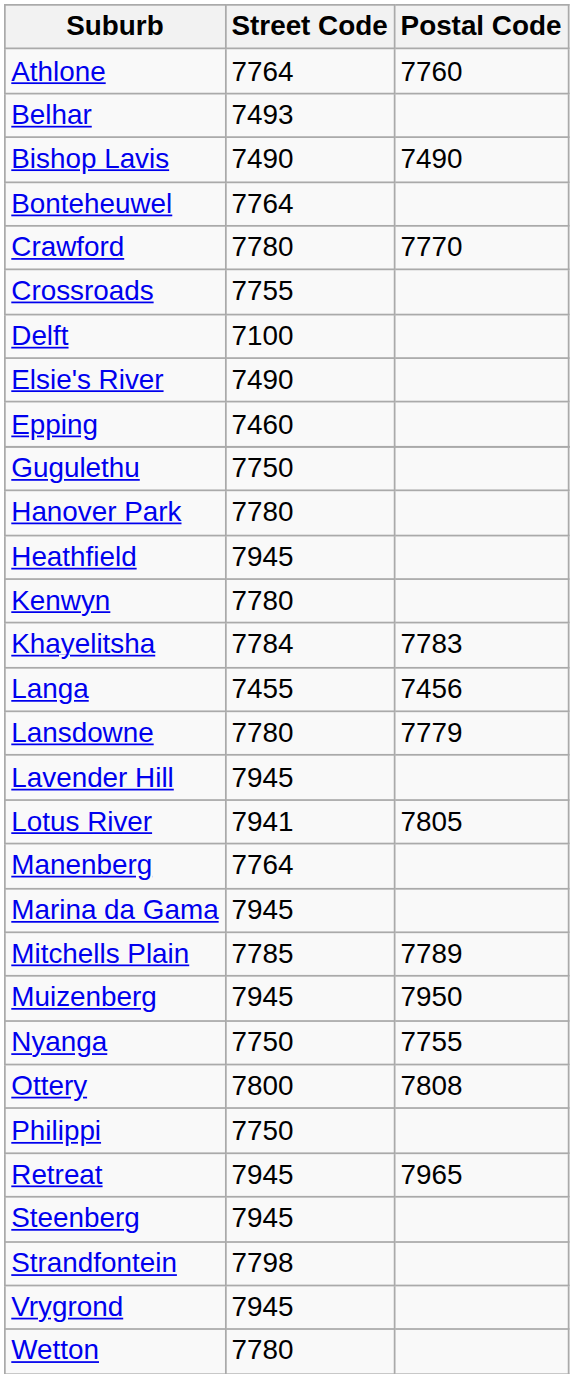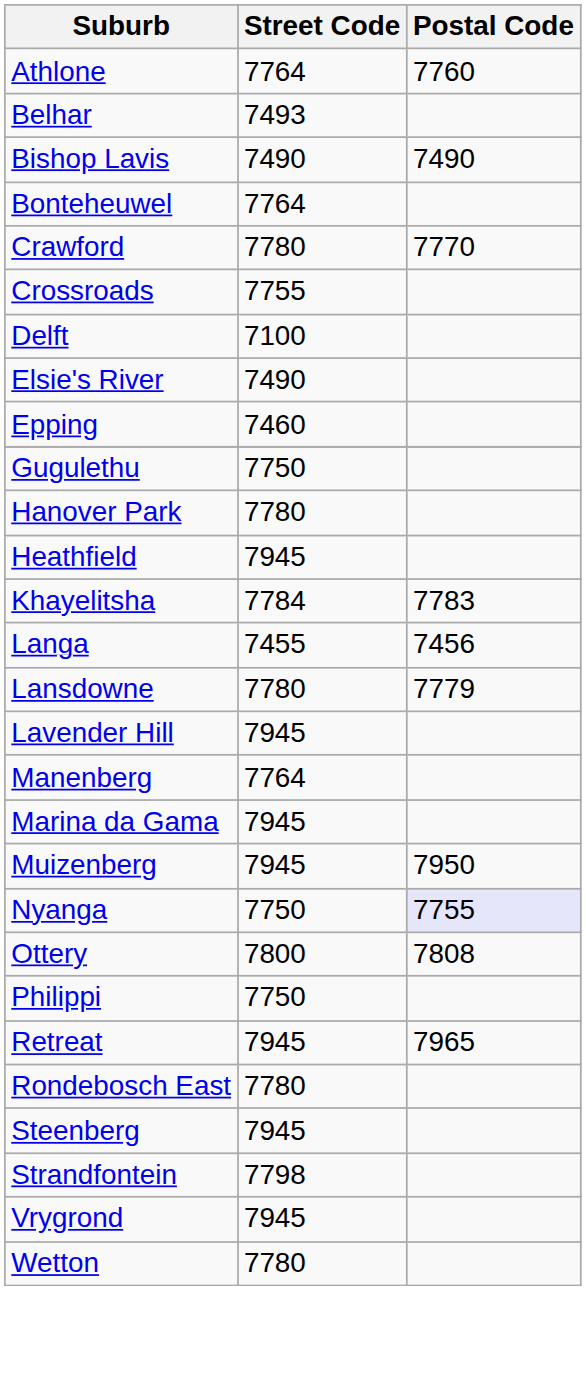- row: (61, 600)
- row: (82, 821)
- row: (100, 953)
(432, 1042) no background -> (444, 909) lavender background
+ row: (121, 1086)
